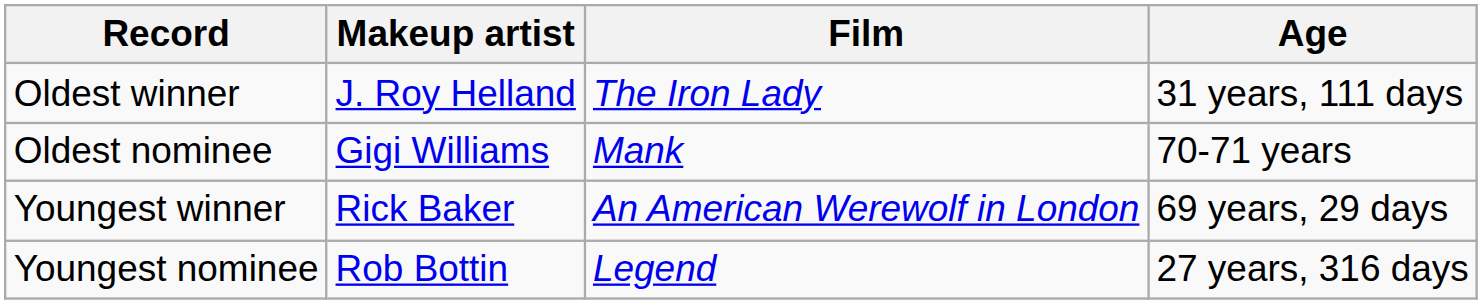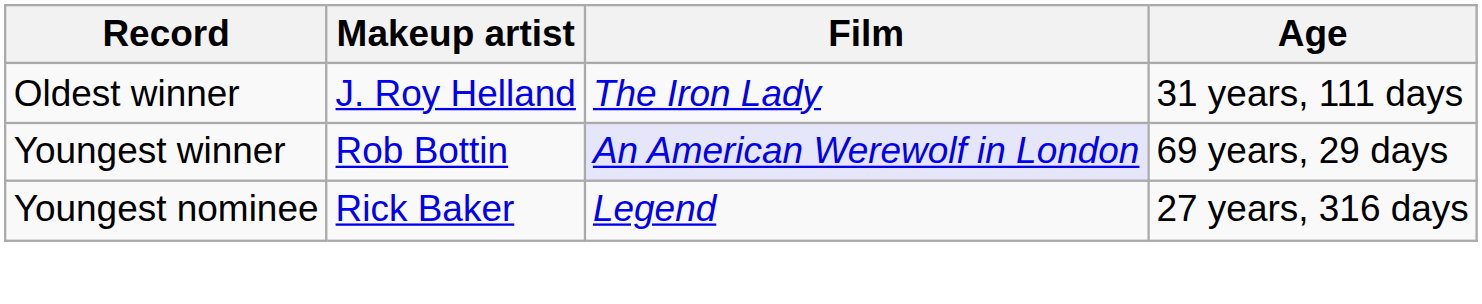- row: (143, 151)
(425, 209) Rick Baker -> (422, 151) Rob Bottin
(866, 209) no background -> (866, 151) lavender background
(422, 268) Rob Bottin -> (425, 209) Rick Baker
